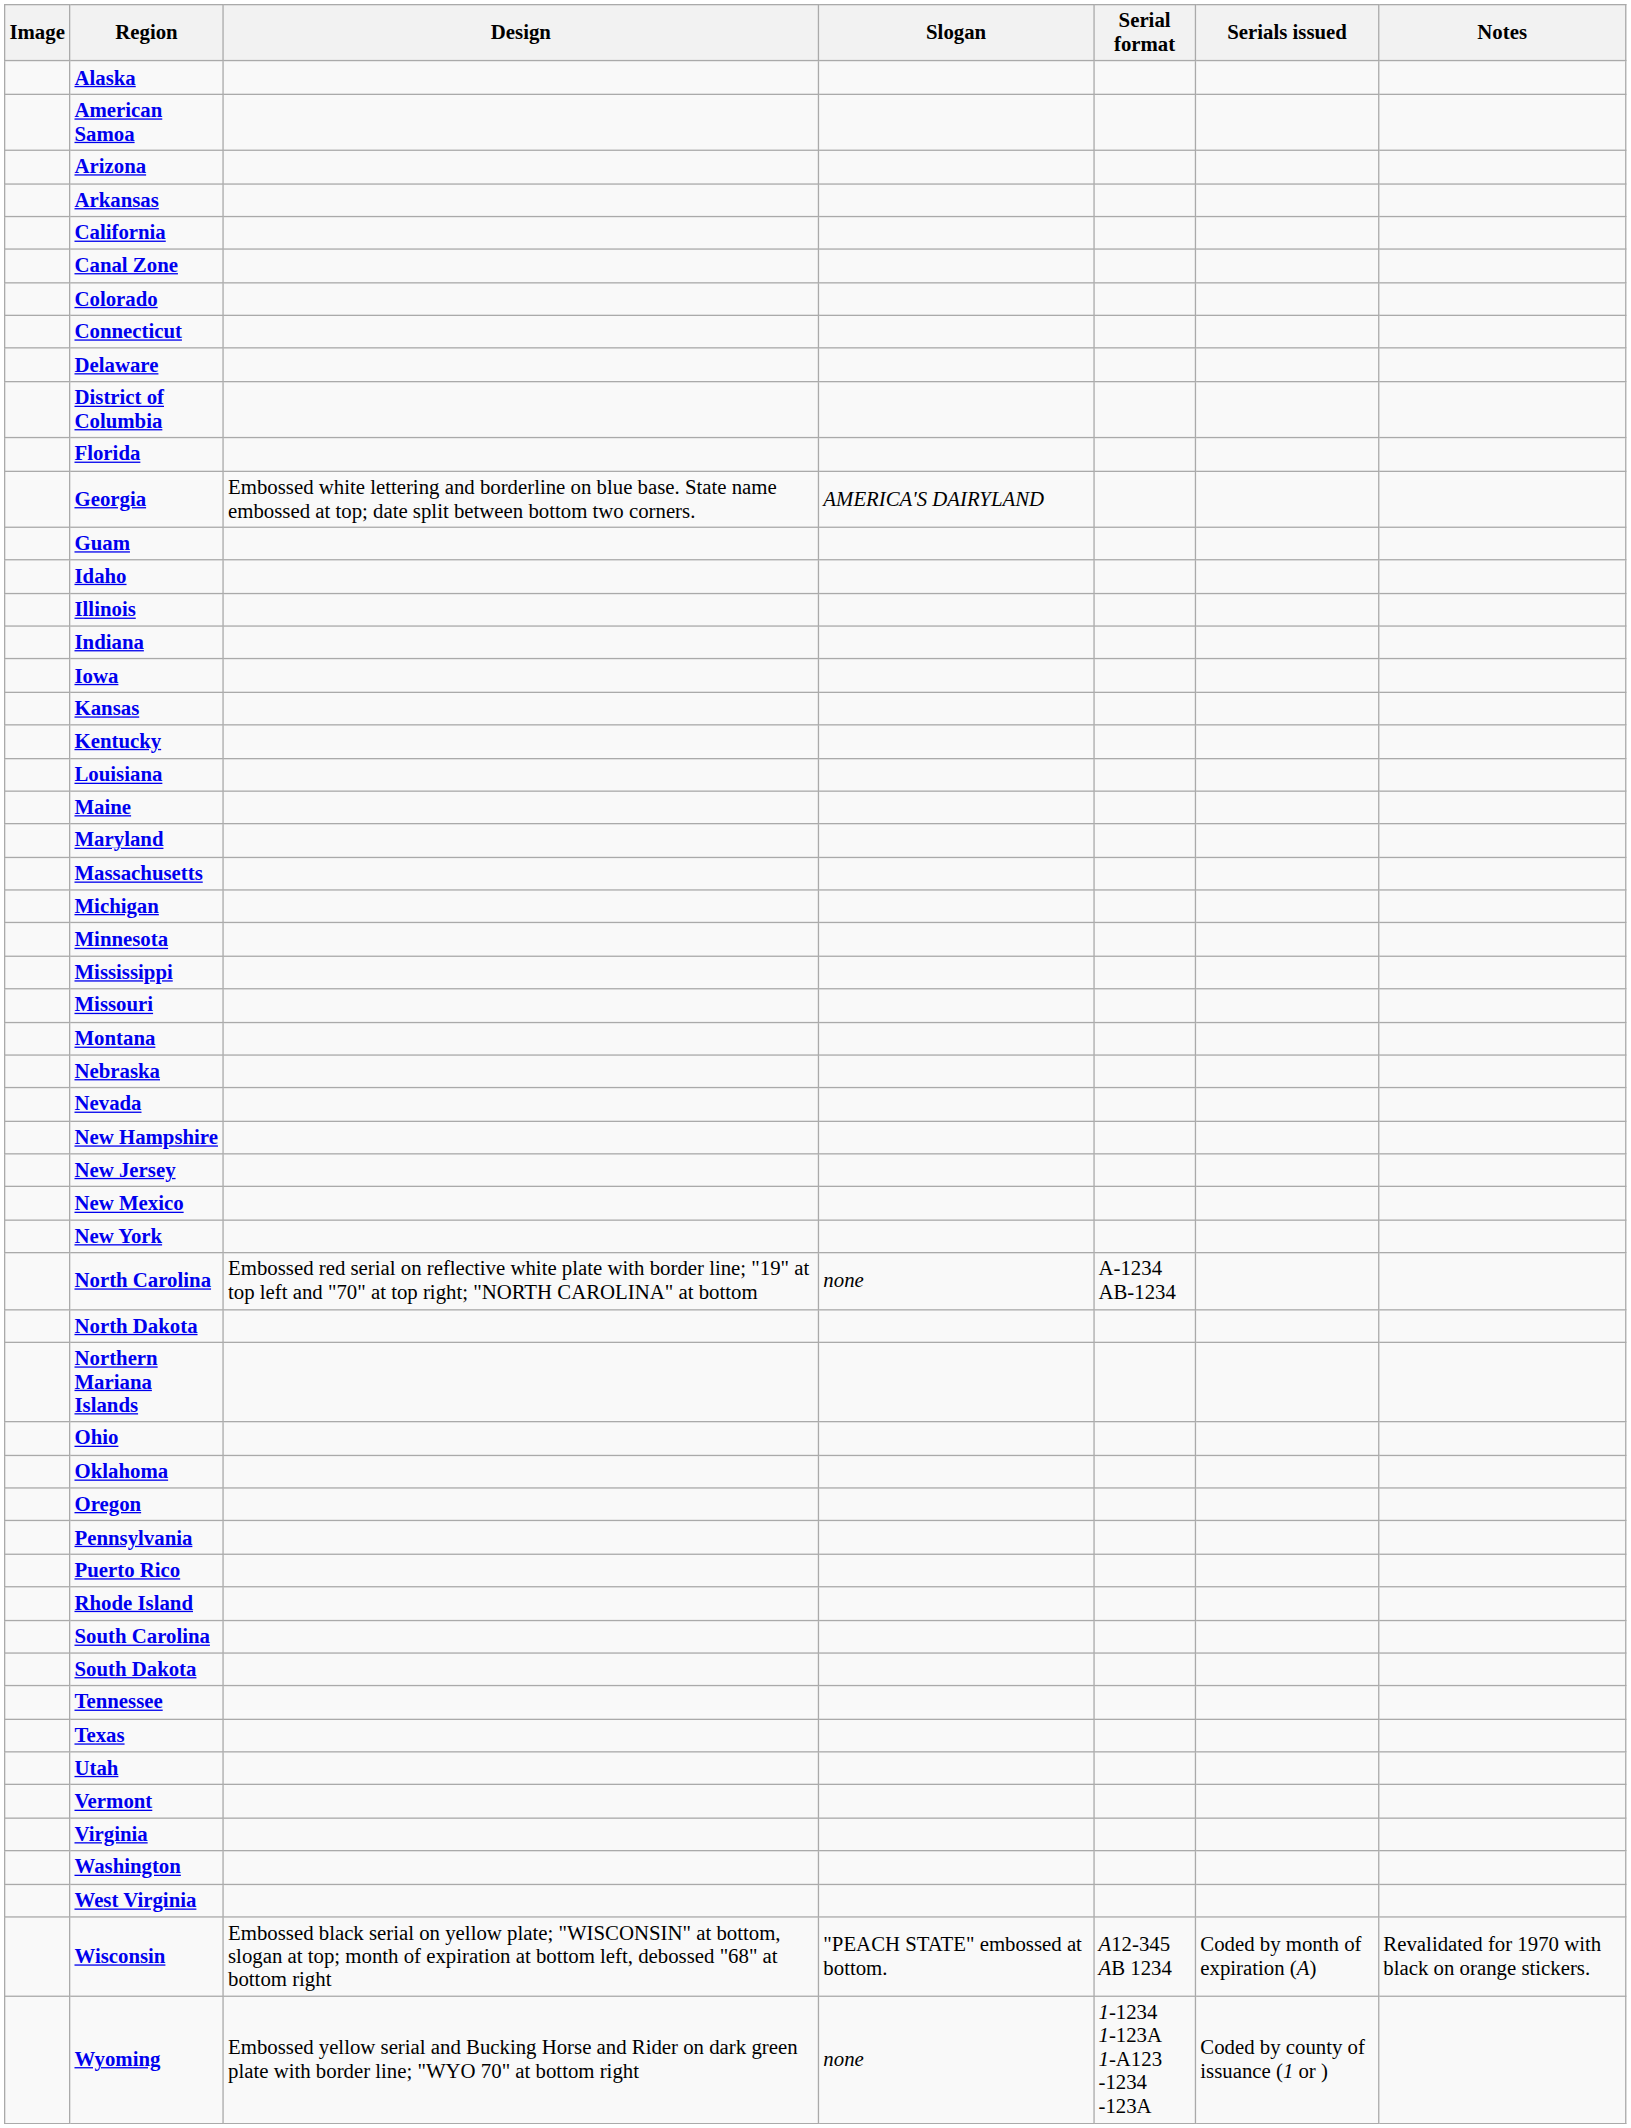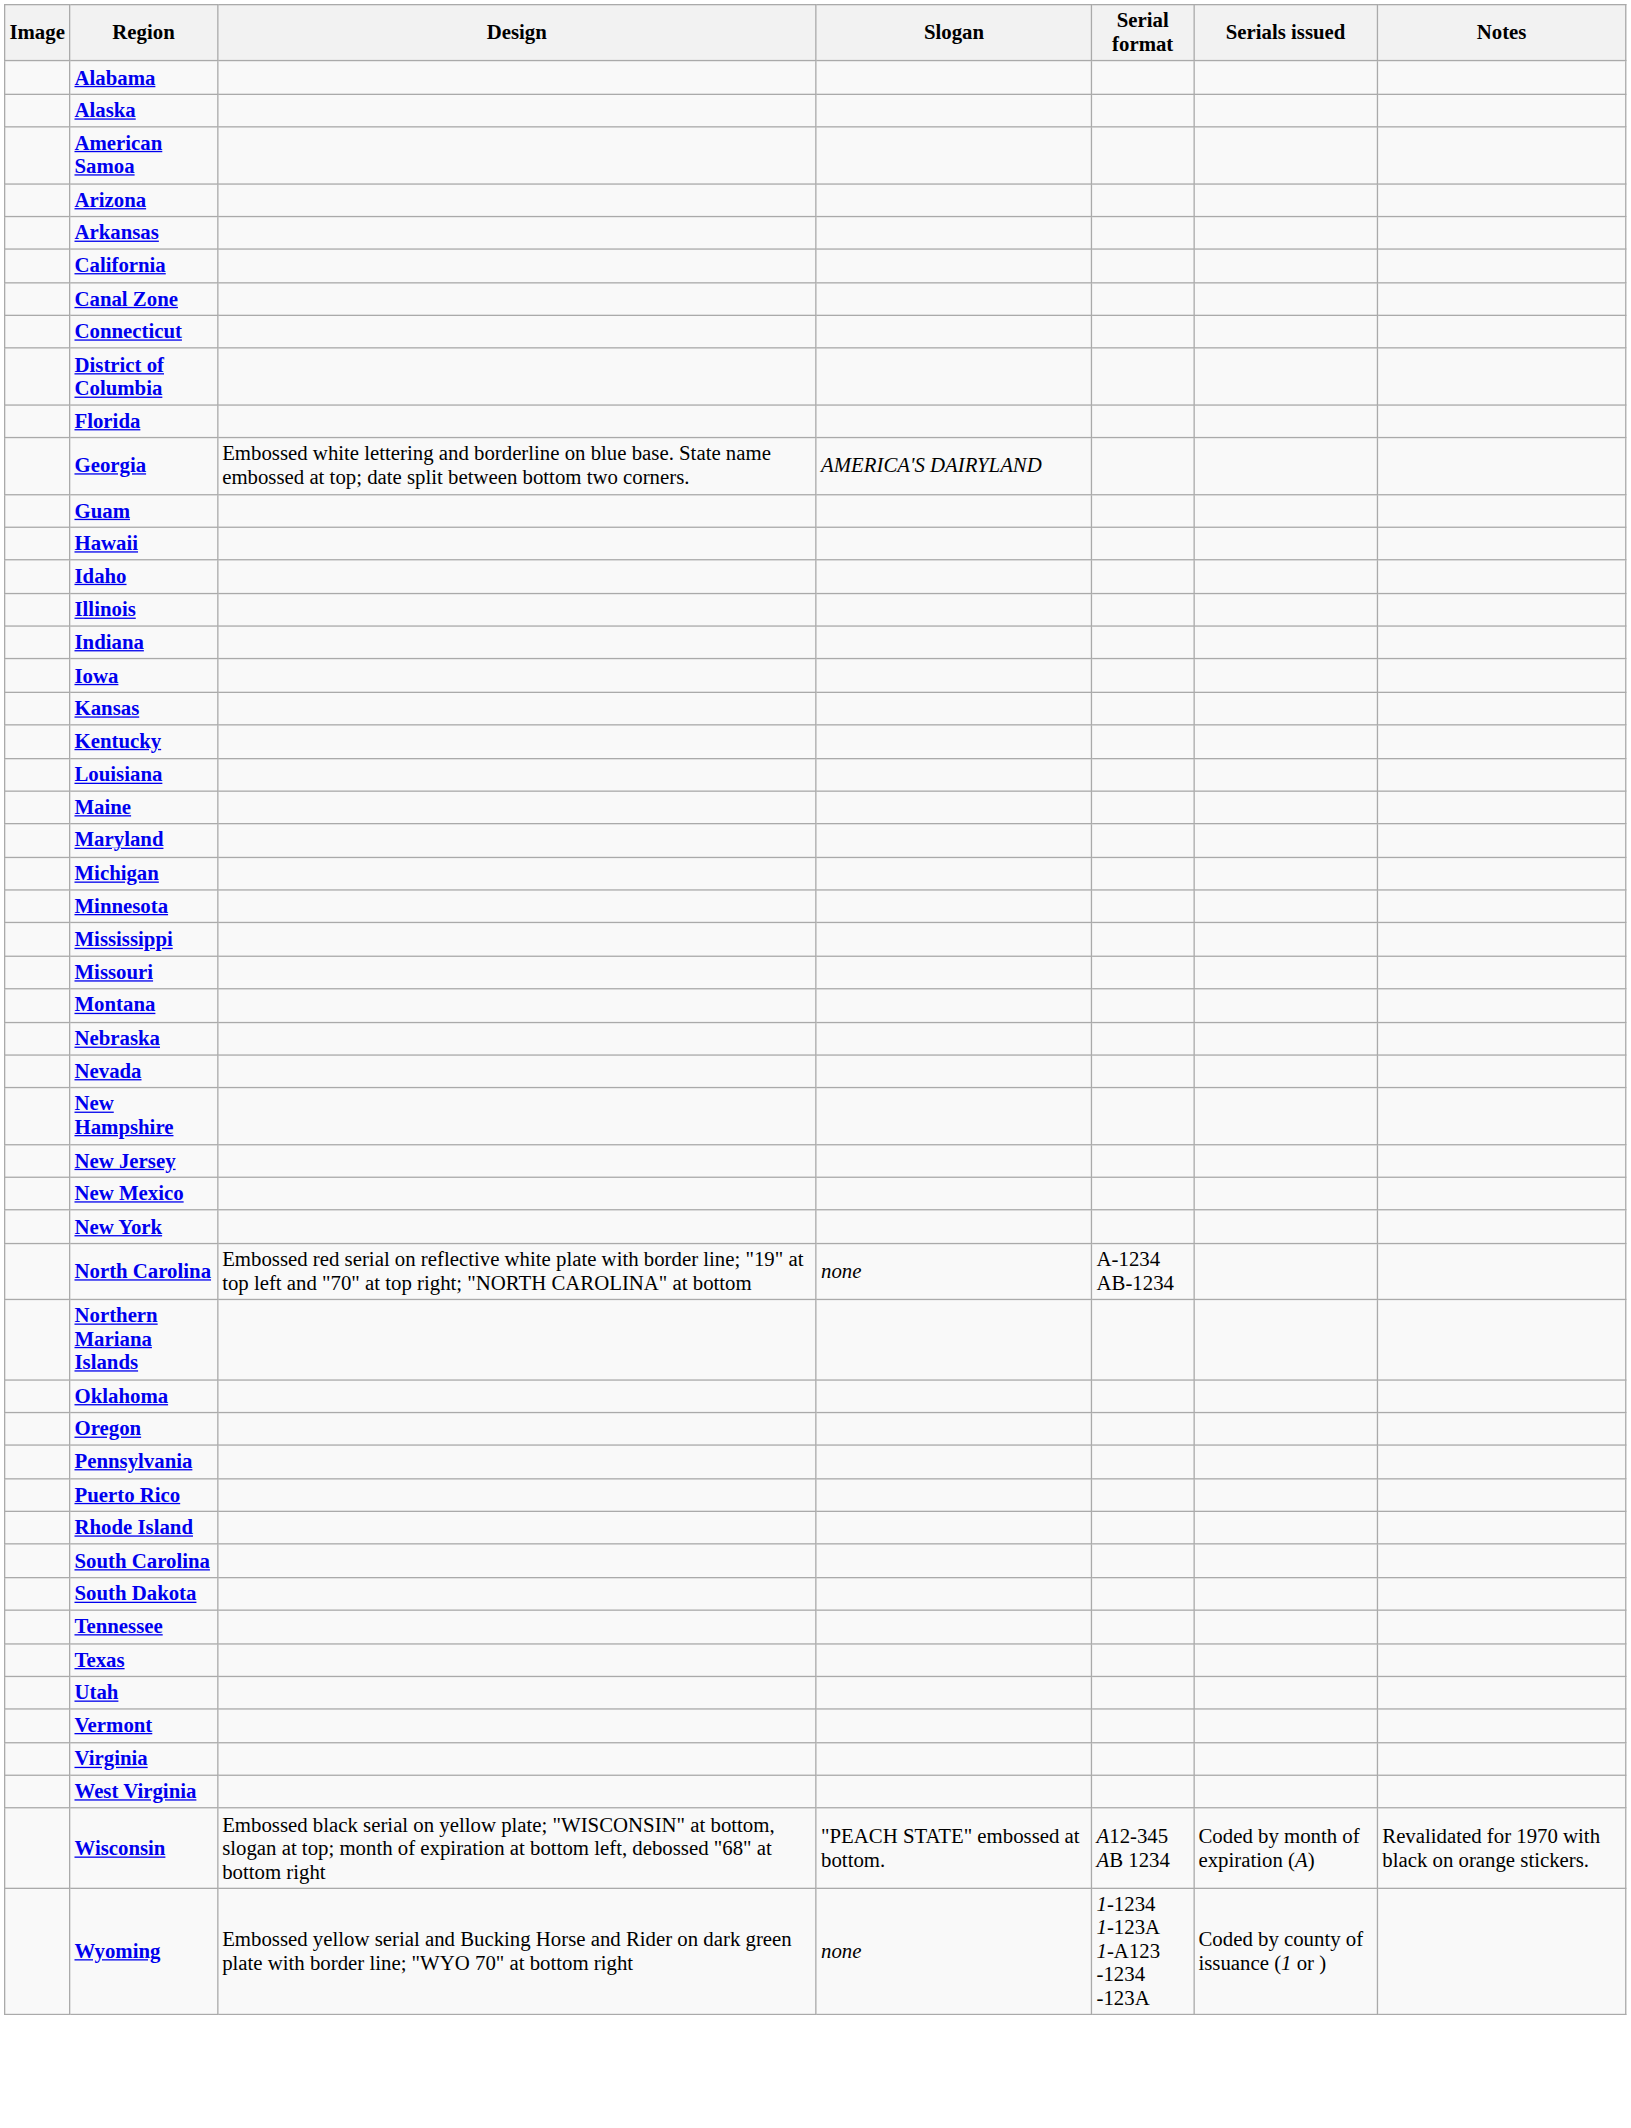+ row: (115, 77)
- row: (116, 298)
- row: (116, 364)
+ row: (106, 543)
- row: (139, 873)
- row: (136, 1325)
- row: (96, 1438)
- row: (128, 1867)
